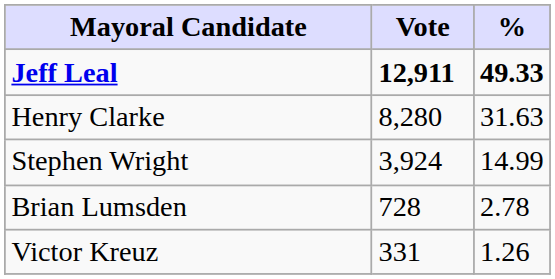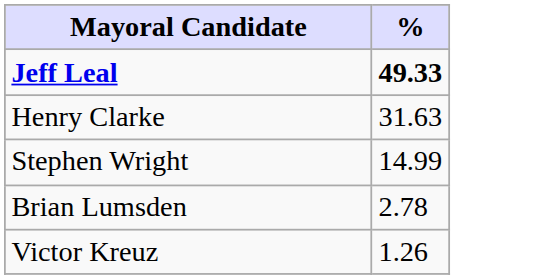- column: (423, 26)
